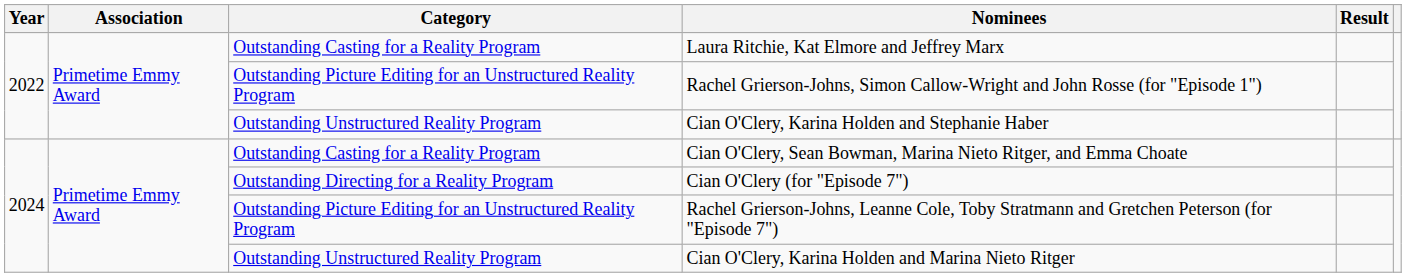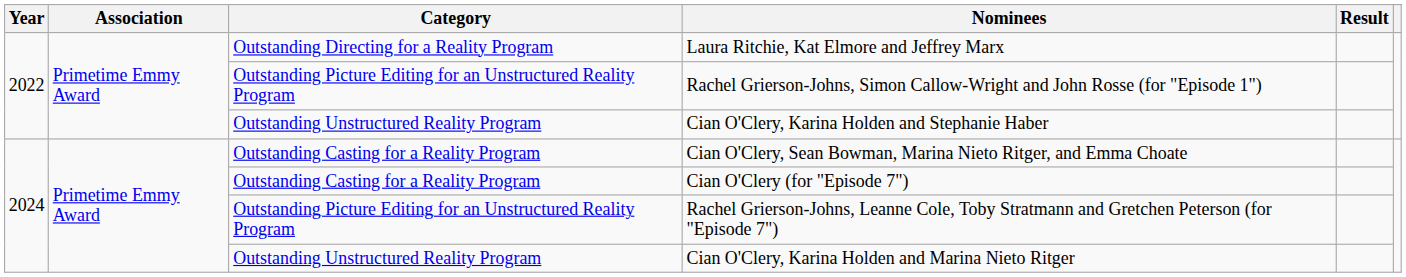(387, 47) Outstanding Casting for a Reality Program -> (393, 47) Outstanding Directing for a Reality Program
(393, 180) Outstanding Directing for a Reality Program -> (387, 180) Outstanding Casting for a Reality Program
